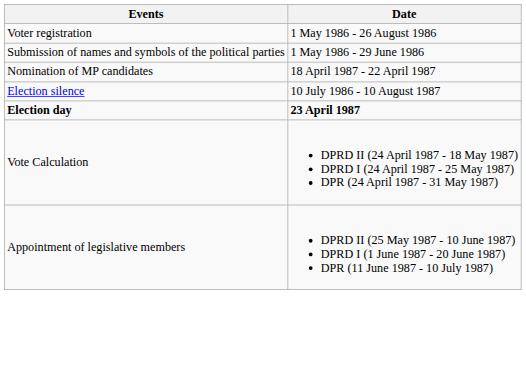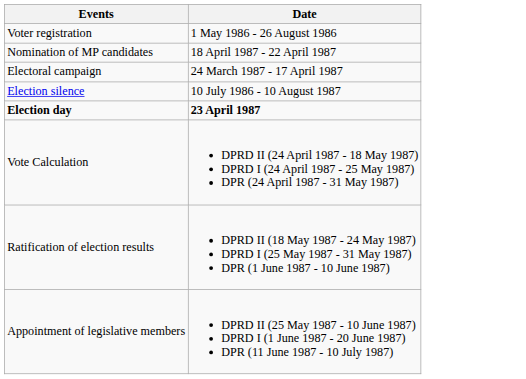- row: (146, 52)
+ row: (54, 71)
+ row: (81, 247)
